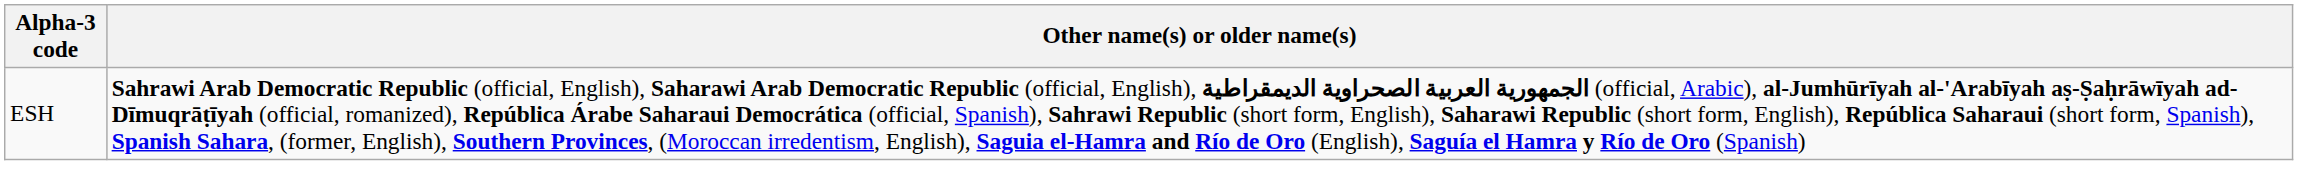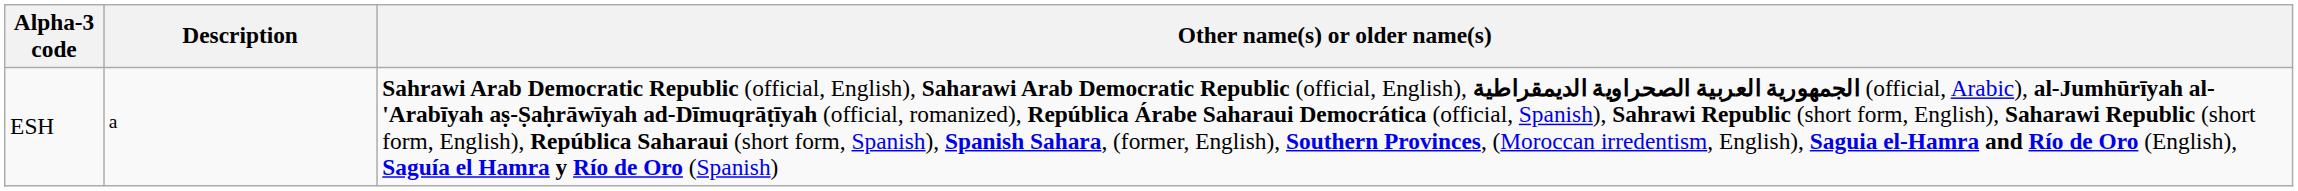+ column: (240, 36)
